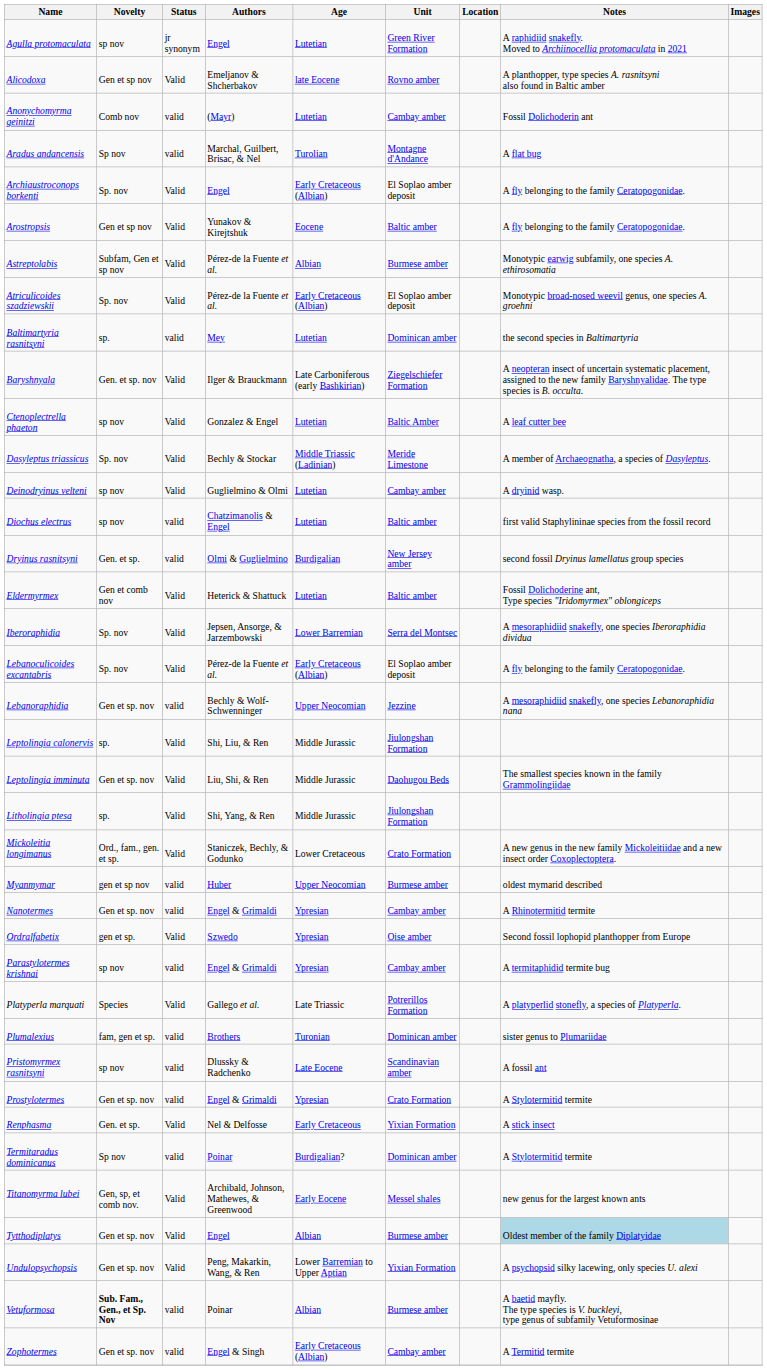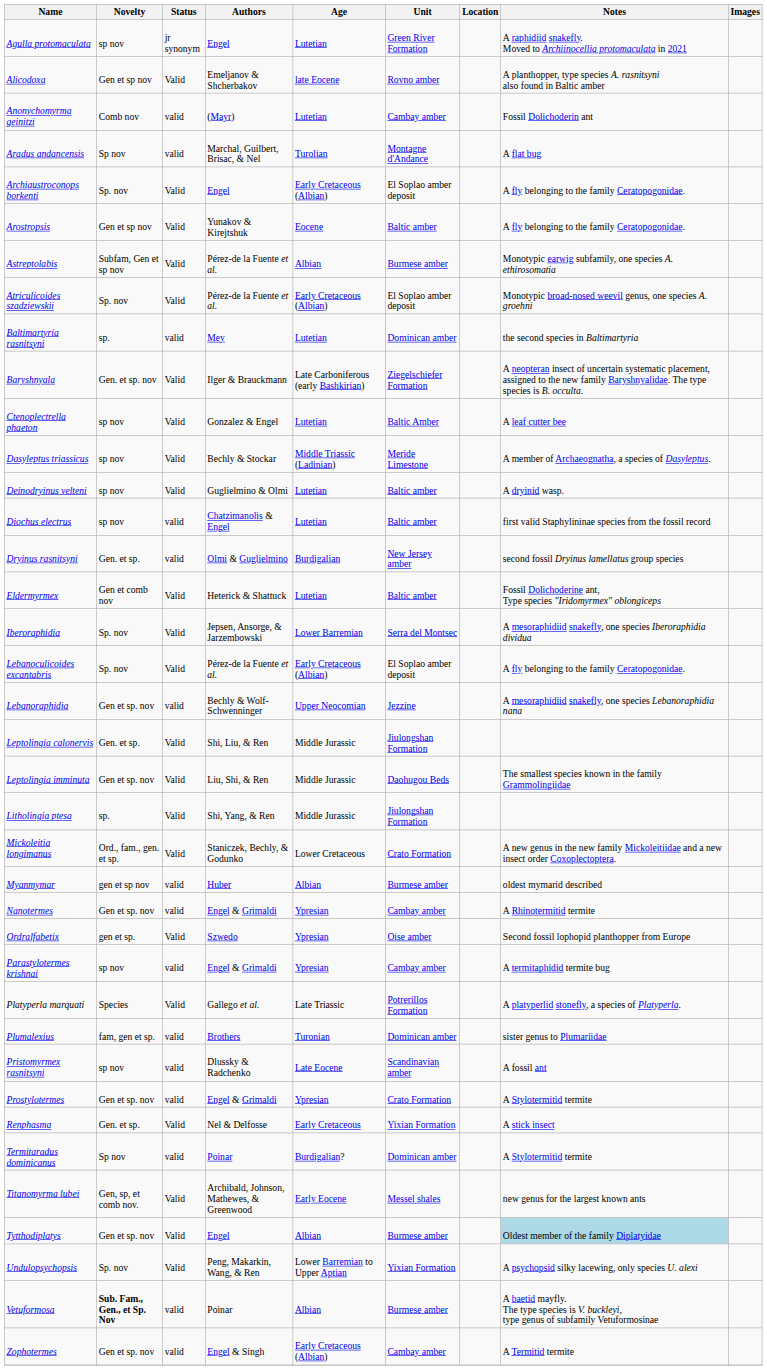(113, 459) Sp. nov -> (111, 459) sp nov
(417, 490) Cambay amber -> (412, 490) Baltic amber
(104, 743) sp. -> (119, 743) Gen. et sp.
(330, 885) Upper Neocomian -> (308, 885) Albian
(126, 1267) Gen et sp. nov -> (113, 1267) Sp. nov
